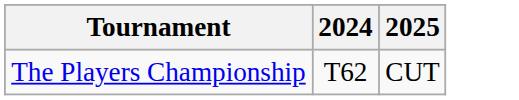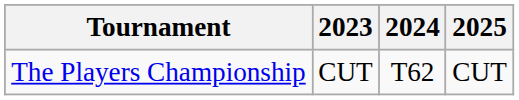+ column: (346, 27)
